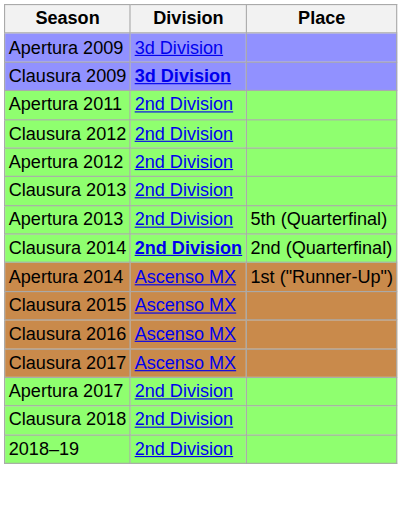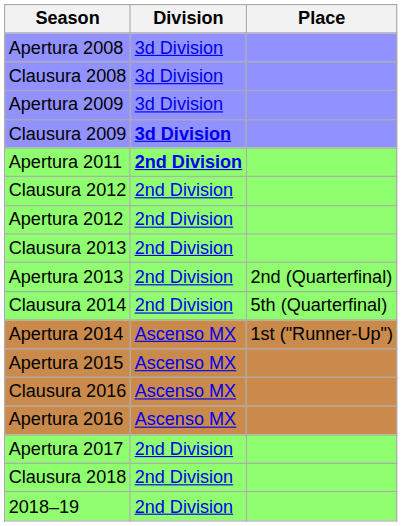+ row: (66, 47)
+ row: (68, 76)
(184, 104) normal -> (188, 162) bold
(319, 219) 5th (Quarterfinal) -> (321, 276) 2nd (Quarterfinal)
(188, 248) bold -> (184, 305) normal
(321, 248) 2nd (Quarterfinal) -> (319, 305) 5th (Quarterfinal)
- row: (68, 305)
+ row: (66, 362)
+ row: (66, 420)
- row: (68, 362)
